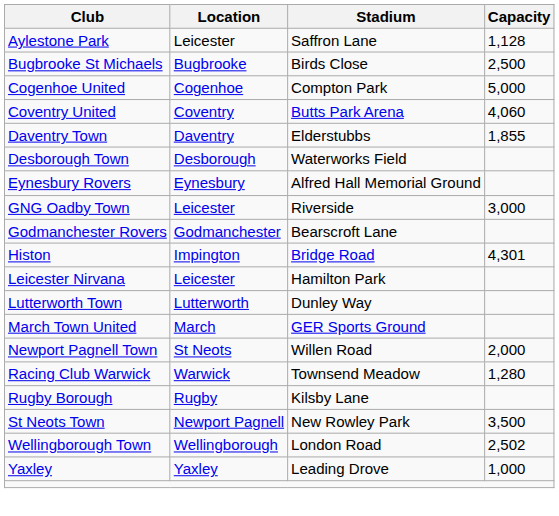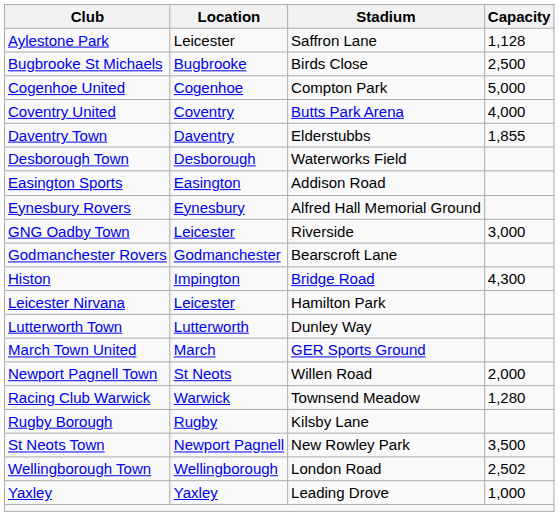(507, 112) 4,060 -> (507, 112) 4,000
+ row: (65, 183)
(507, 255) 4,301 -> (507, 279) 4,300
